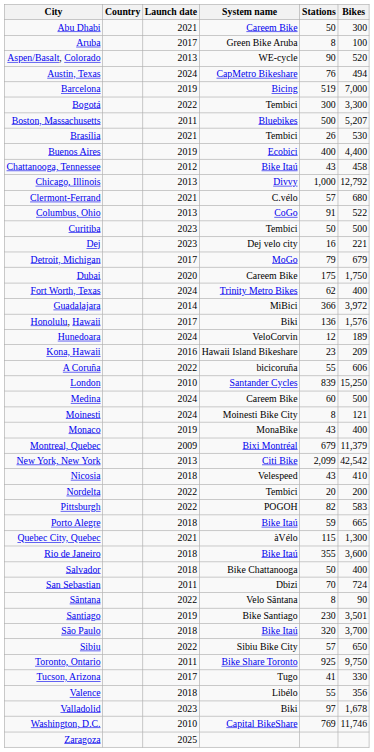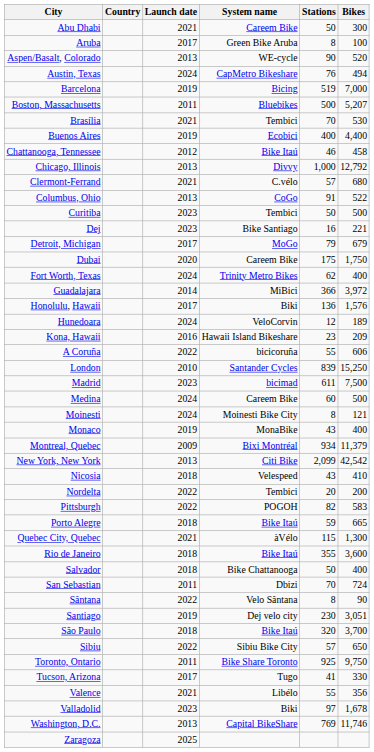- row: (86, 105)
(331, 136) 26 -> (331, 120) 70
(331, 167) 43 -> (331, 151) 46
(272, 244) Dej velo city -> (270, 228) Bike Santiago
+ row: (86, 383)
(328, 445) 679 -> (328, 445) 934
(270, 615) Bike Santiago -> (272, 615) Dej velo city
(356, 615) 3,501 -> (356, 615) 3,051
(187, 693) 2018 -> (187, 693) 2021
(187, 724) 2010 -> (187, 724) 2013
